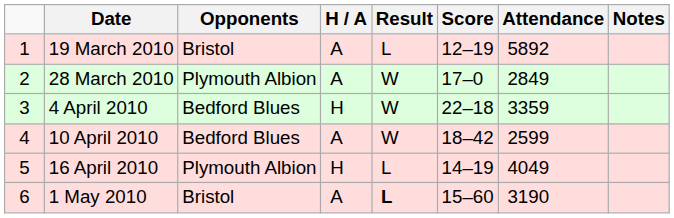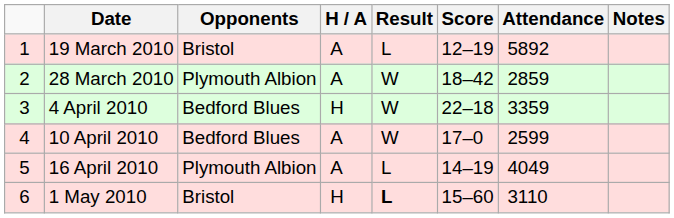(462, 78) 17–0 -> (468, 78) 18–42
(526, 78) 2849 -> (526, 78) 2859
(468, 138) 18–42 -> (462, 138) 17–0
(334, 167) H -> (334, 167) A
(334, 197) A -> (334, 197) H
(526, 197) 3190 -> (525, 197) 3110
